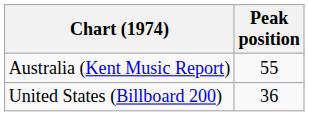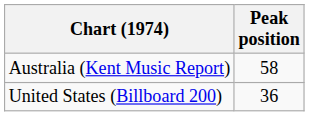(269, 67) 55 -> (269, 67) 58
